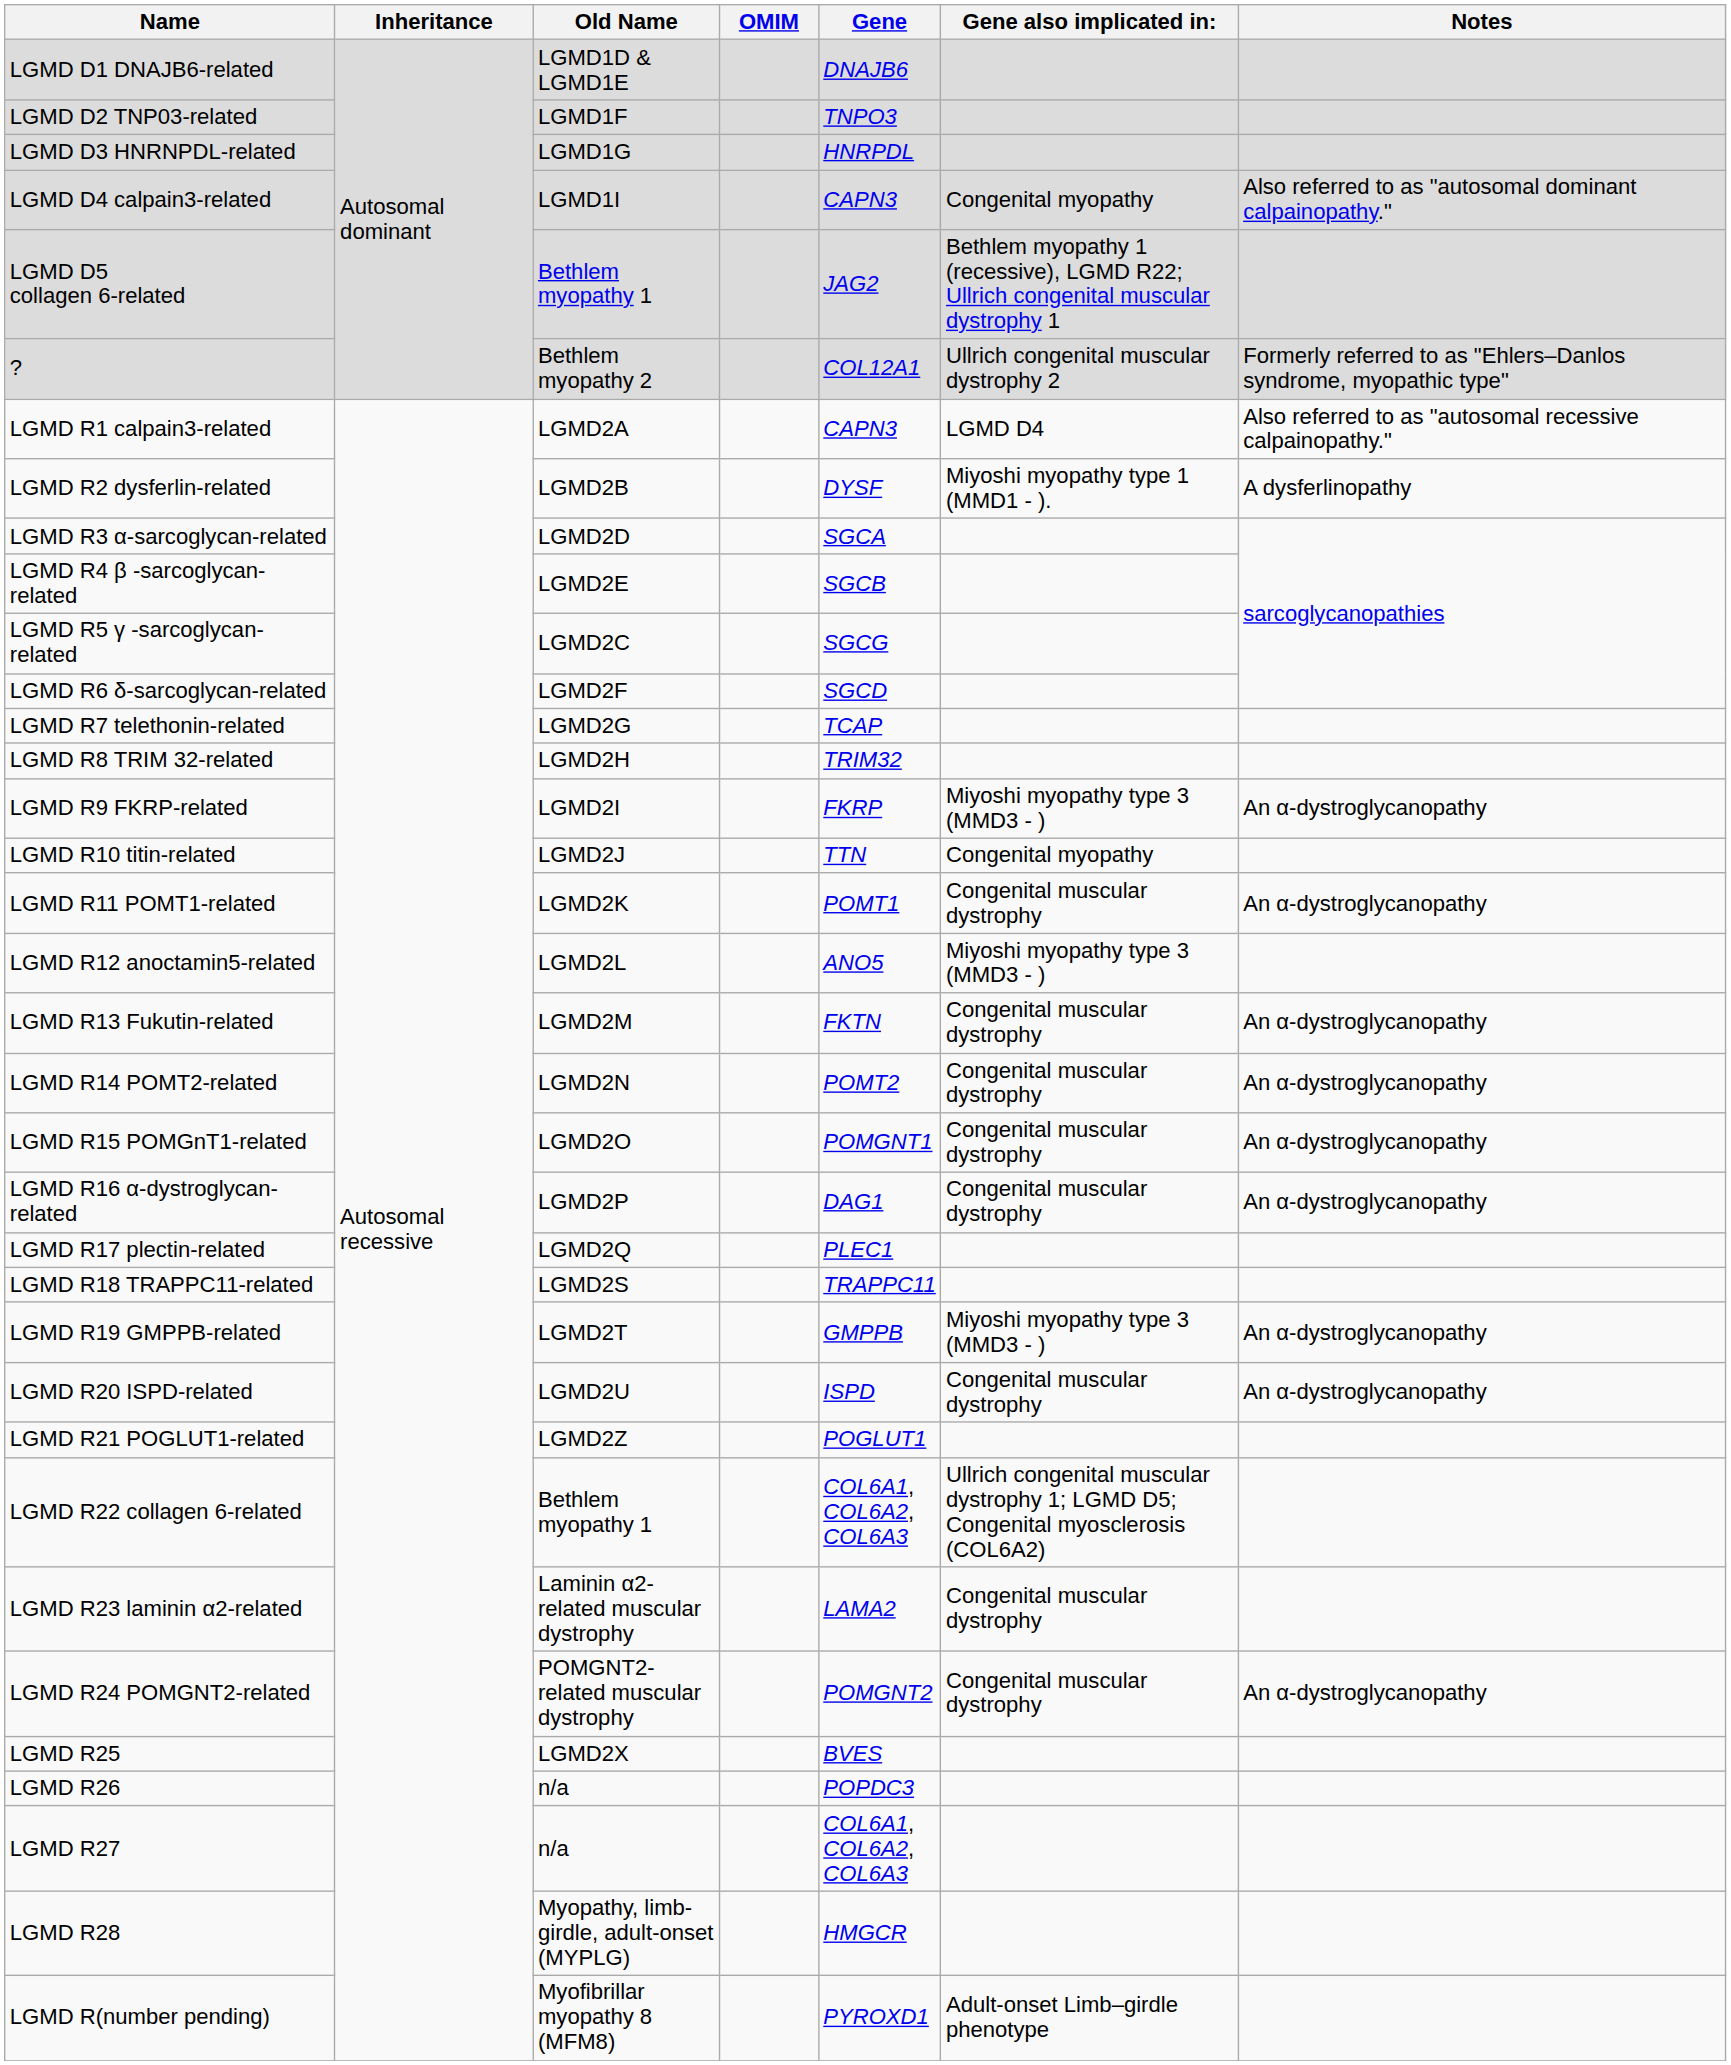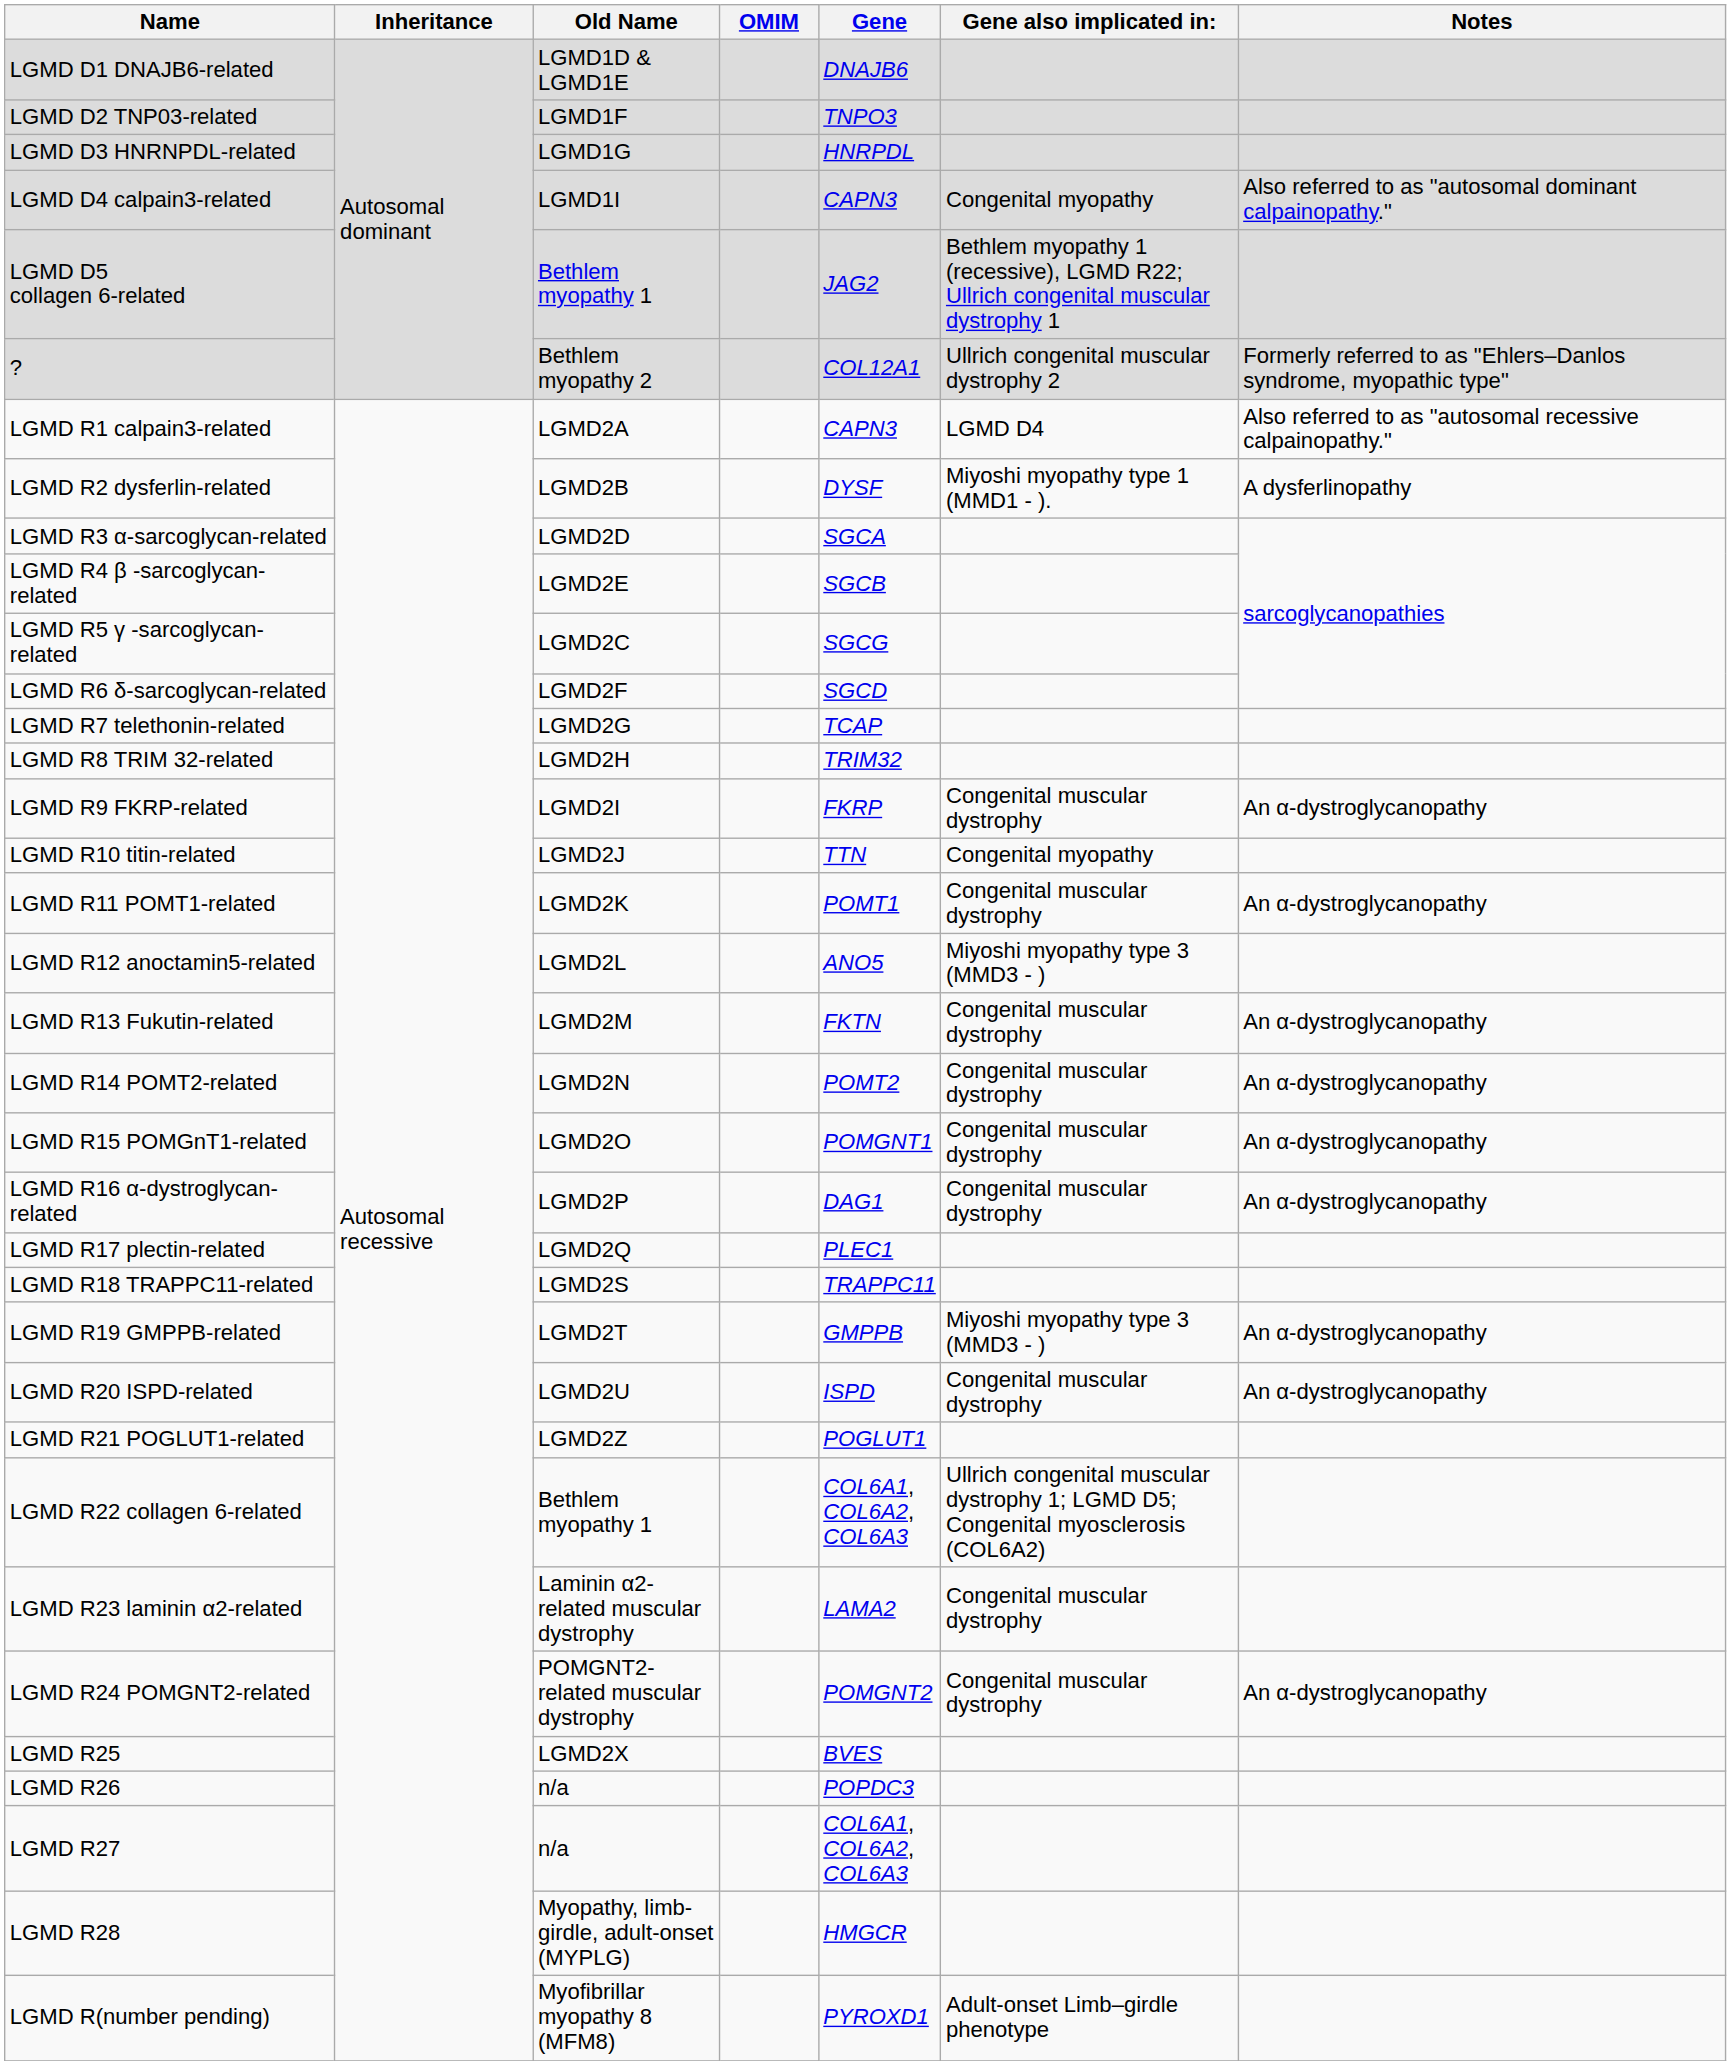(1067, 808) Miyoshi myopathy type 3 (MMD3 - ) -> (1047, 808) Congenital muscular dystrophy
